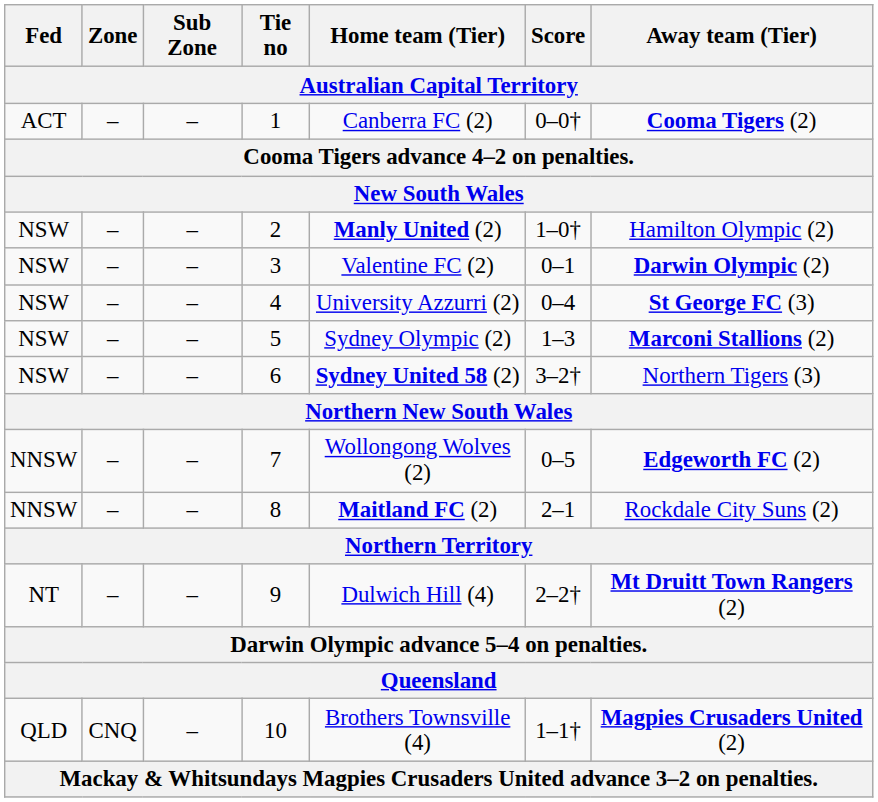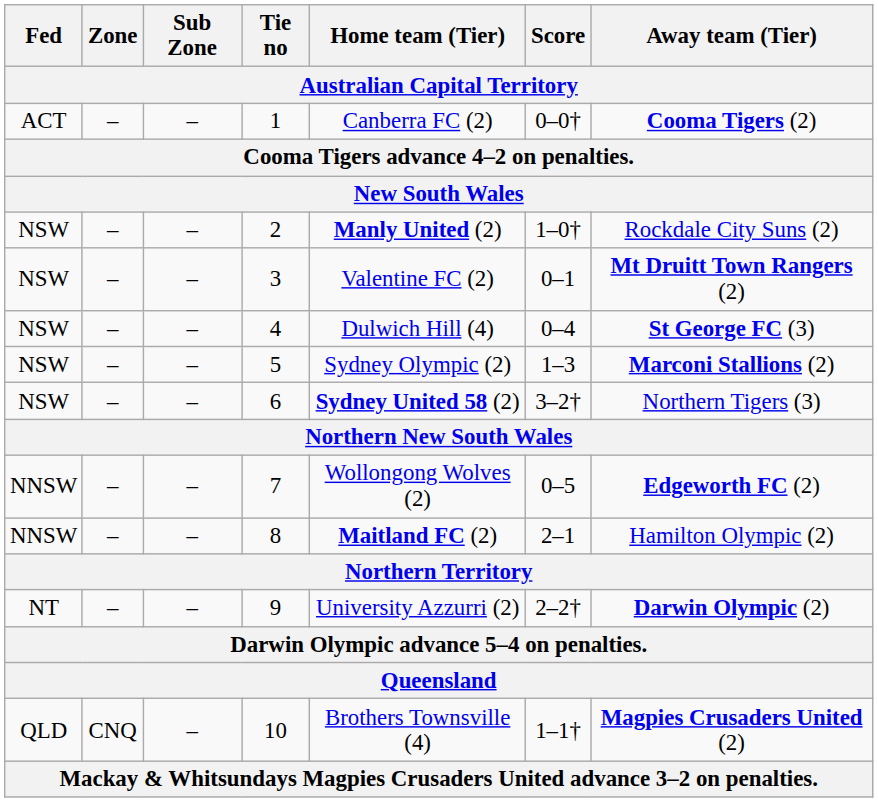(732, 229) Hamilton Olympic (2) -> (732, 229) Rockdale City Suns (2)
(732, 266) Darwin Olympic (2) -> (732, 278) Mt Druitt Town Rangers (2)
(418, 302) University Azzurri (2) -> (418, 328) Dulwich Hill (4)
(732, 509) Rockdale City Suns (2) -> (732, 535) Hamilton Olympic (2)
(418, 595) Dulwich Hill (4) -> (418, 607) University Azzurri (2)
(732, 595) Mt Druitt Town Rangers (2) -> (732, 607) Darwin Olympic (2)
